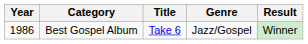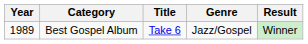(22, 30) 1986 -> (22, 30) 1989
